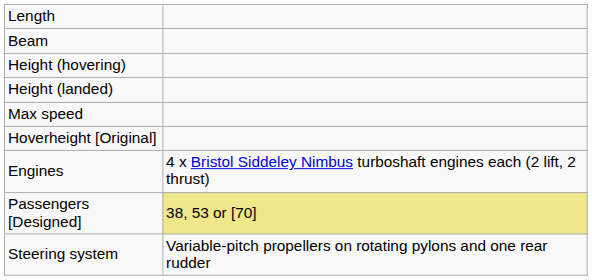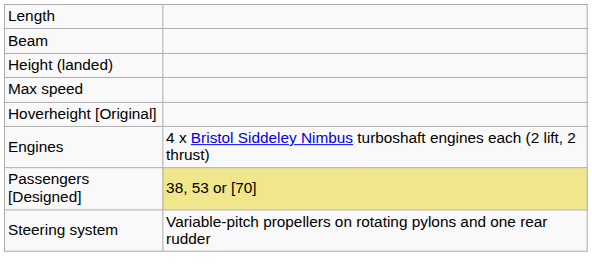- row: (67, 65)
